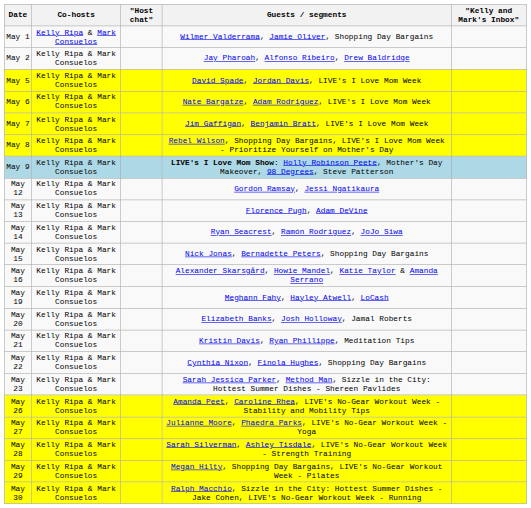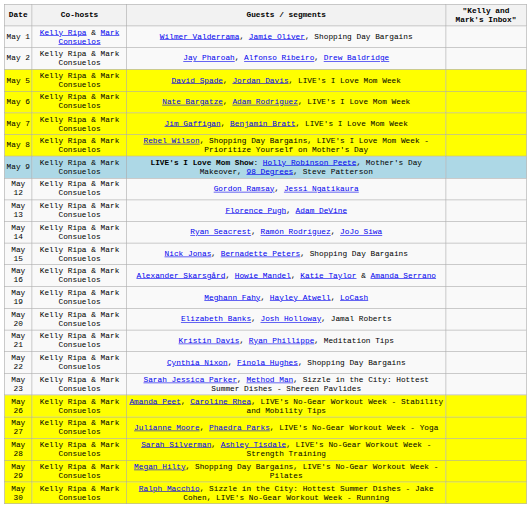- column: (142, 15)
